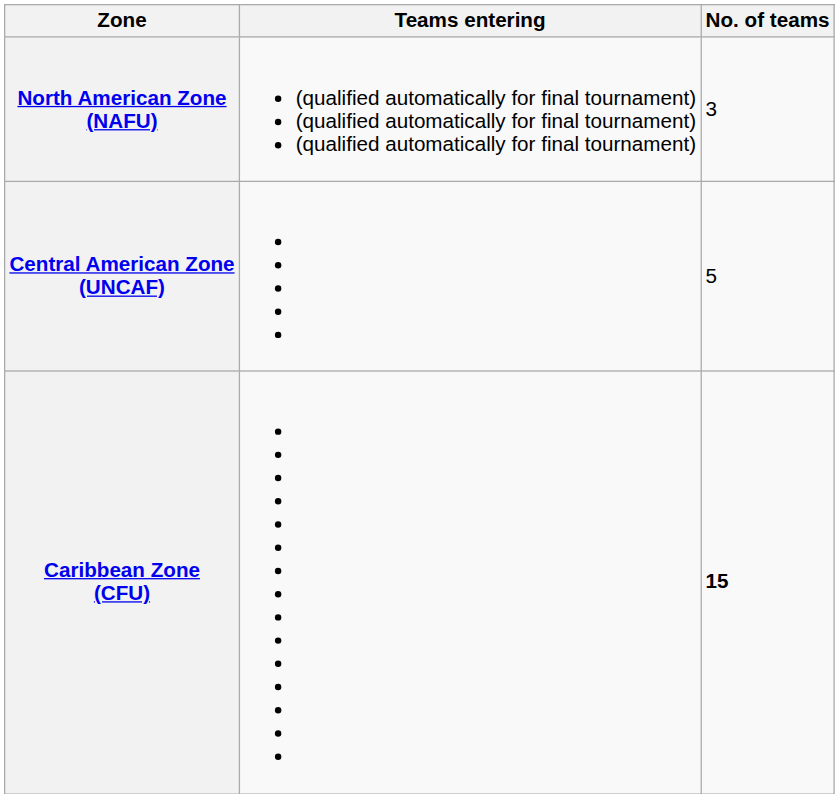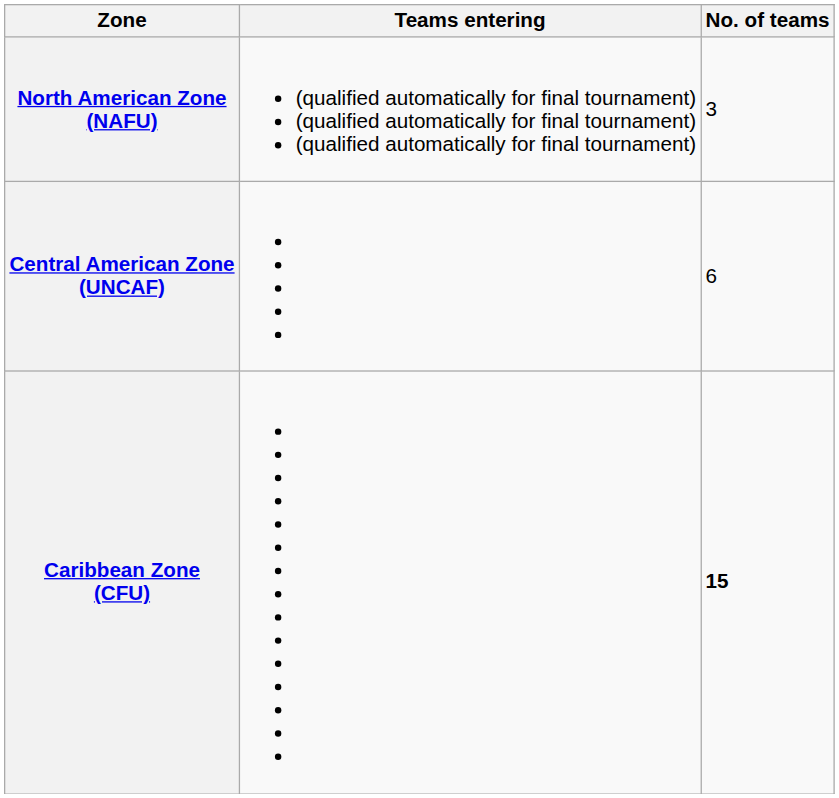(711, 275) 5 -> (711, 275) 6
